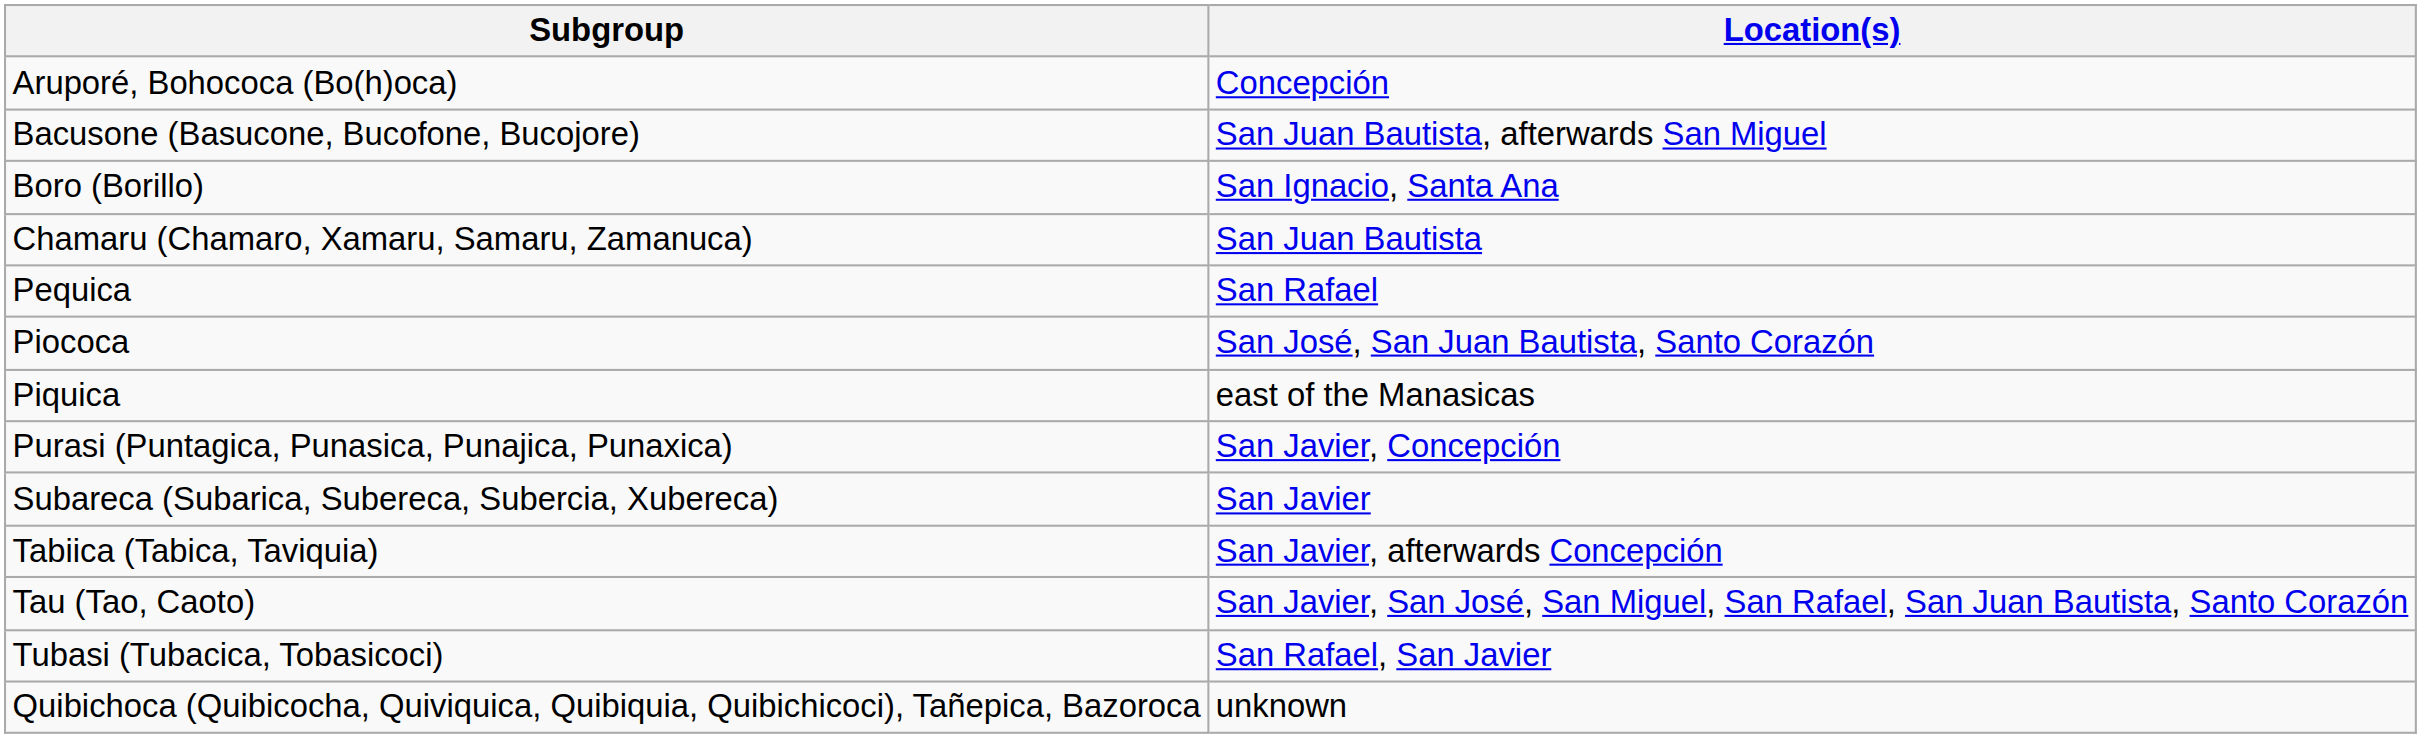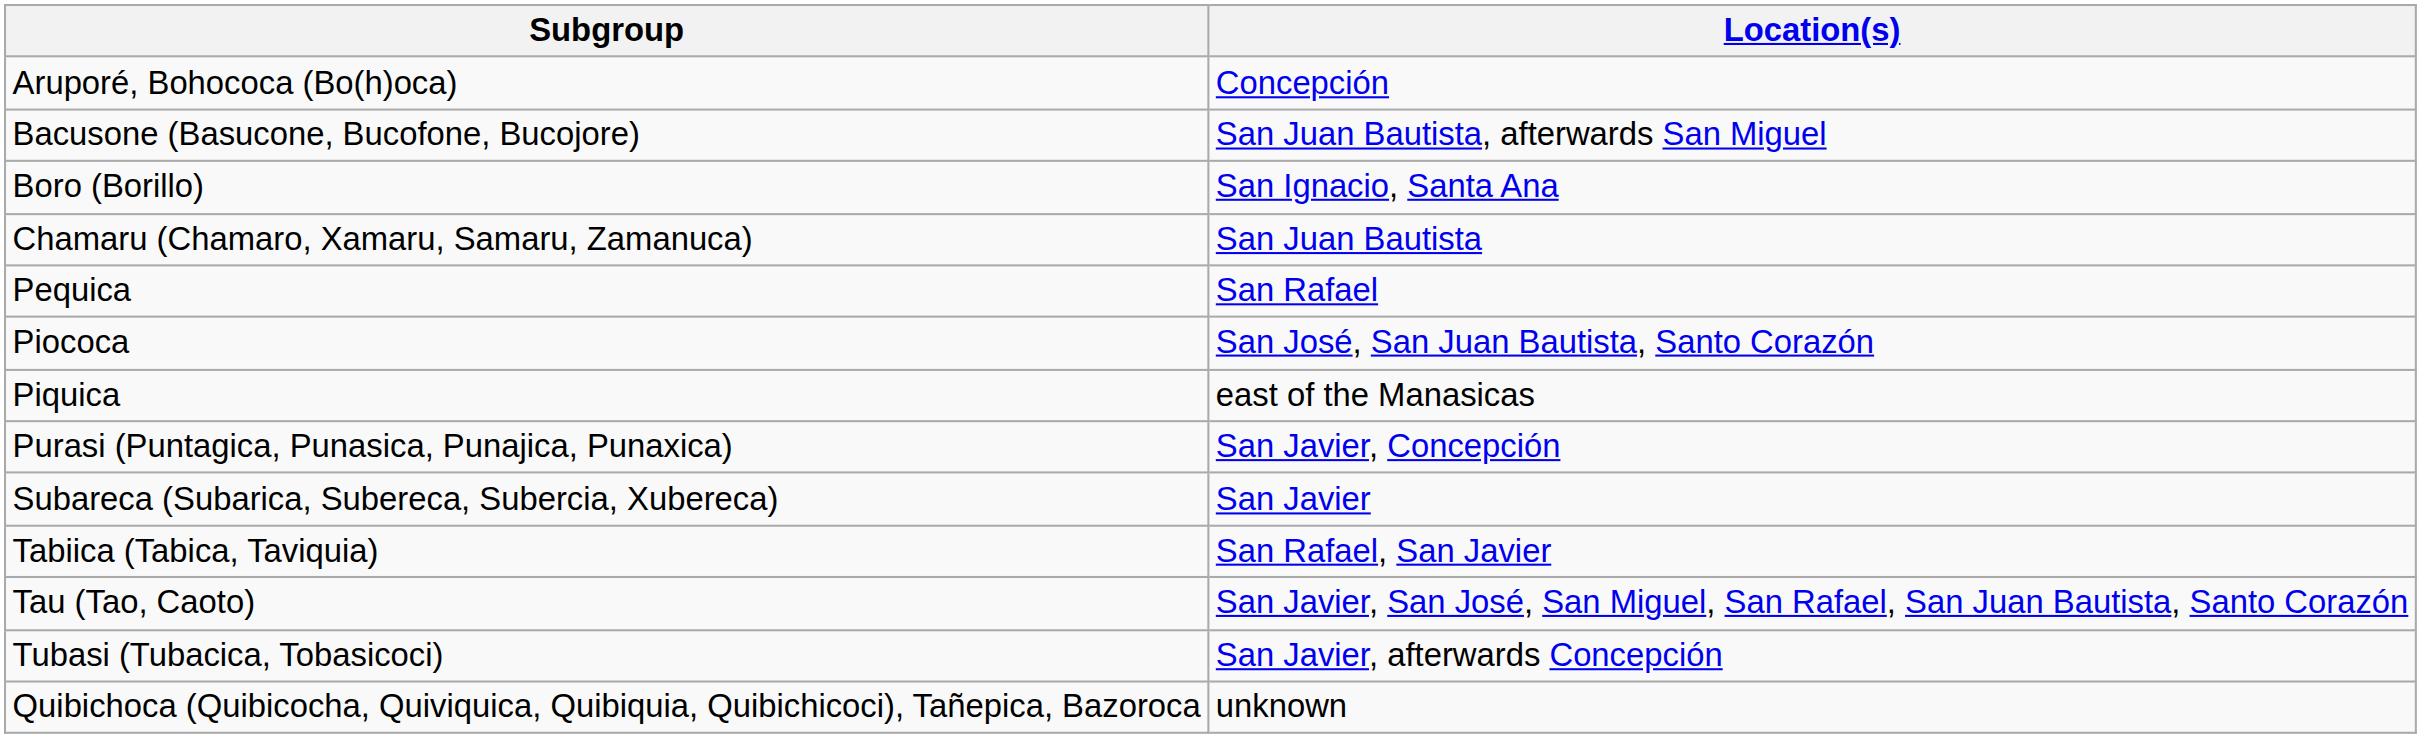(1469, 550) San Javier, afterwards Concepción -> (1384, 550) San Rafael, San Javier
(1384, 654) San Rafael, San Javier -> (1469, 654) San Javier, afterwards Concepción
